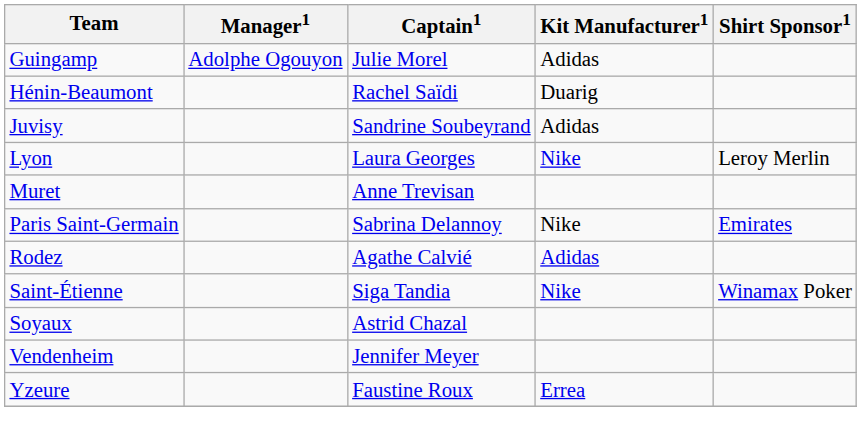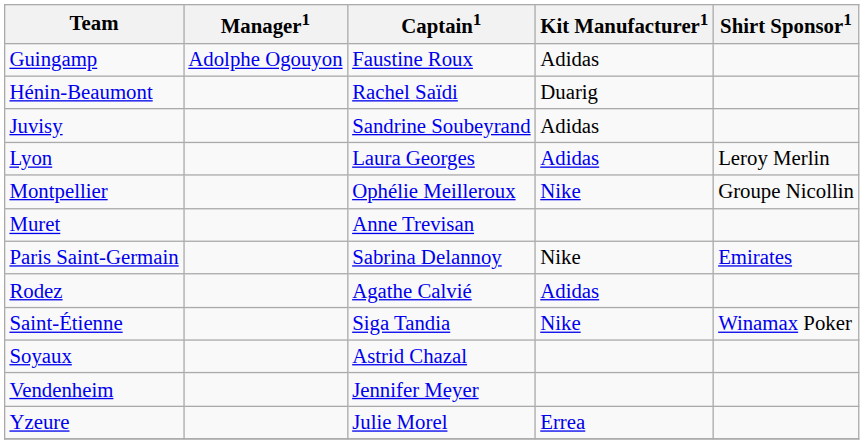(400, 59) Julie Morel -> (413, 59) Faustine Roux
(560, 158) Nike -> (570, 158) Adidas
+ row: (59, 191)
(413, 389) Faustine Roux -> (400, 422) Julie Morel
